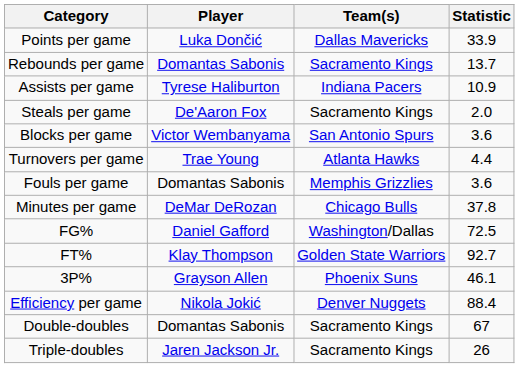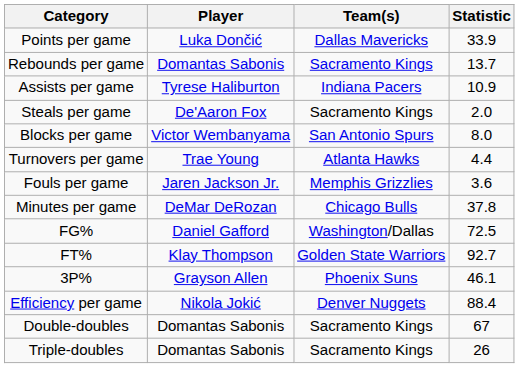(482, 135) 3.6 -> (482, 135) 8.0
(221, 183) Domantas Sabonis -> (221, 183) Jaren Jackson Jr.
(221, 350) Jaren Jackson Jr. -> (221, 350) Domantas Sabonis
